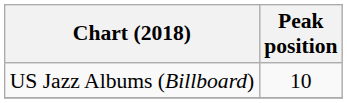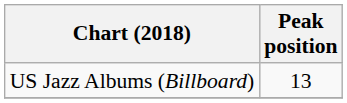(301, 80) 10 -> (301, 80) 13
